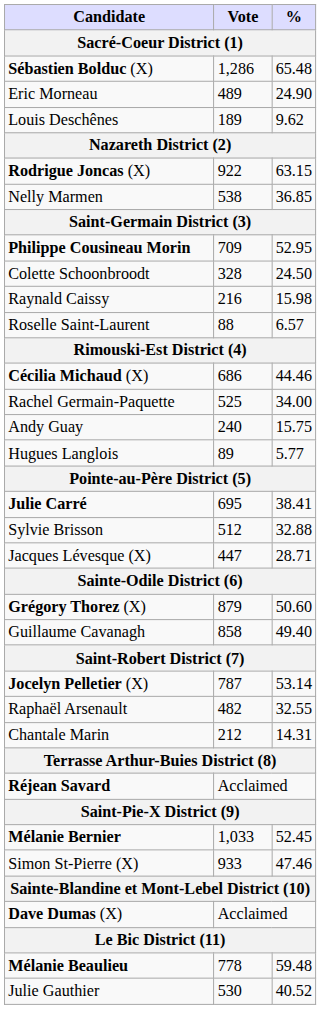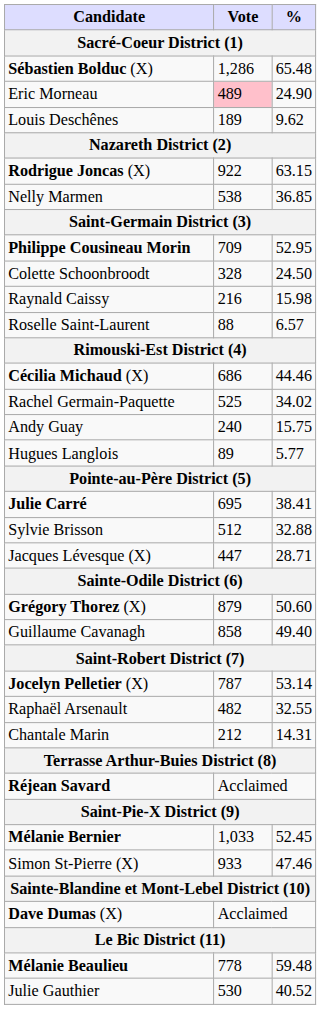(230, 94) no background -> (230, 94) pink background
(294, 401) 34.00 -> (294, 401) 34.02
